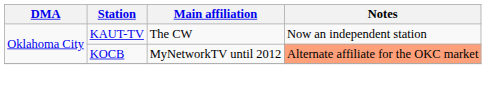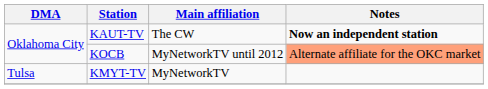(357, 34) normal -> (363, 34) bold
+ row: (118, 73)
